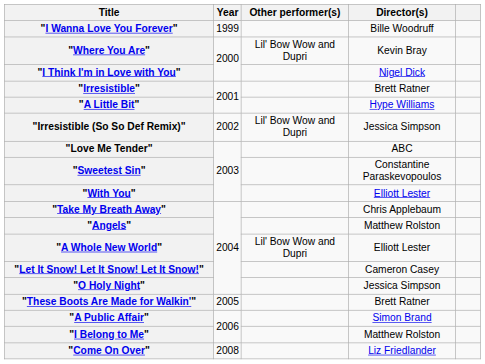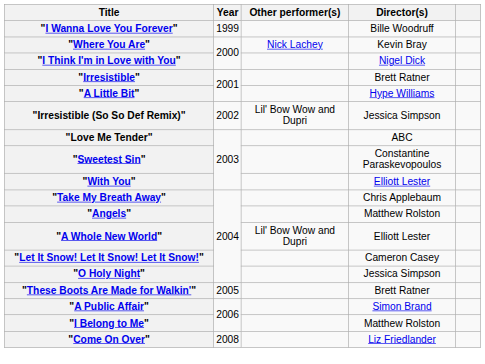(295, 50) Lil' Bow Wow and Dupri -> (295, 45) Nick Lachey
